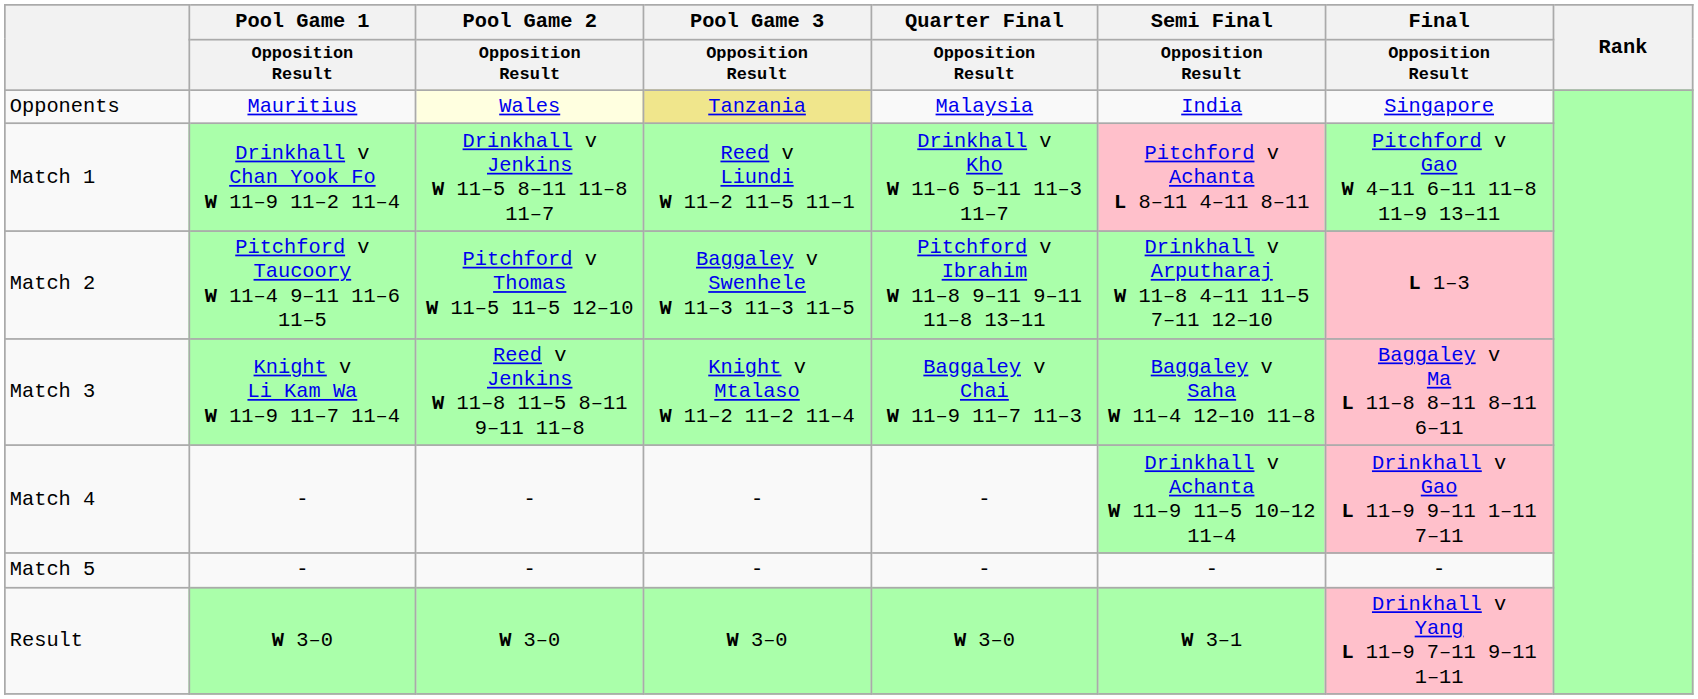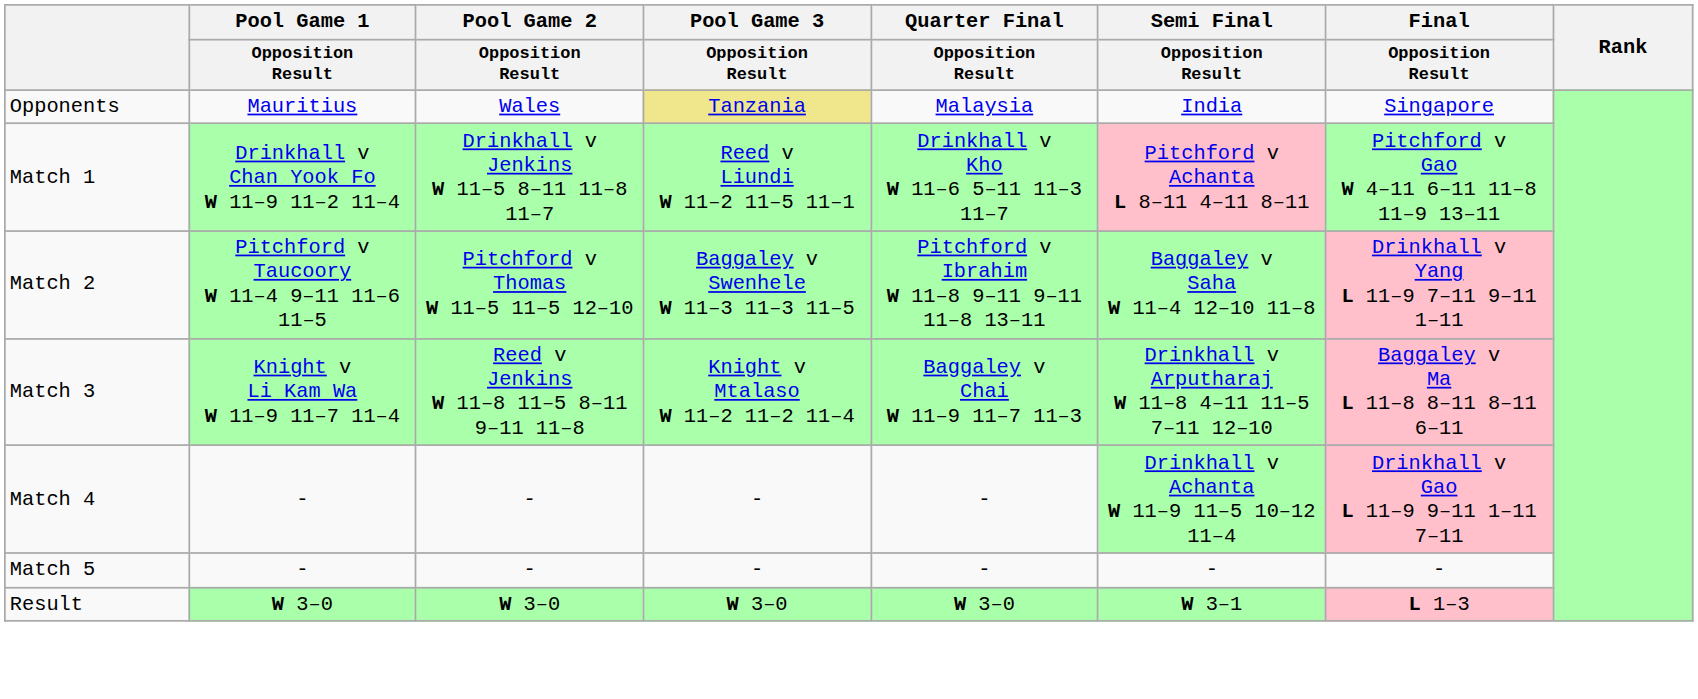(530, 106) lightyellow background -> (530, 106) no background
(1212, 284) Drinkhall v Arputharaj W 11–8 4–11 11–5 7–11 12–10 -> (1212, 284) Baggaley v Saha W 11–4 12–10 11–8
(1439, 284) L 1–3 -> (1439, 284) Drinkhall v Yang L 11–9 7–11 9–11 1–11
(1212, 392) Baggaley v Saha W 11–4 12–10 11–8 -> (1212, 392) Drinkhall v Arputharaj W 11–8 4–11 11–5 7–11 12–10
(1439, 641) Drinkhall v Yang L 11–9 7–11 9–11 1–11 -> (1439, 604) L 1–3
